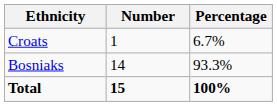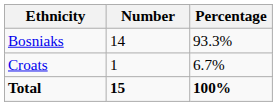rows swapped: (36, 64) <-> (28, 40)
